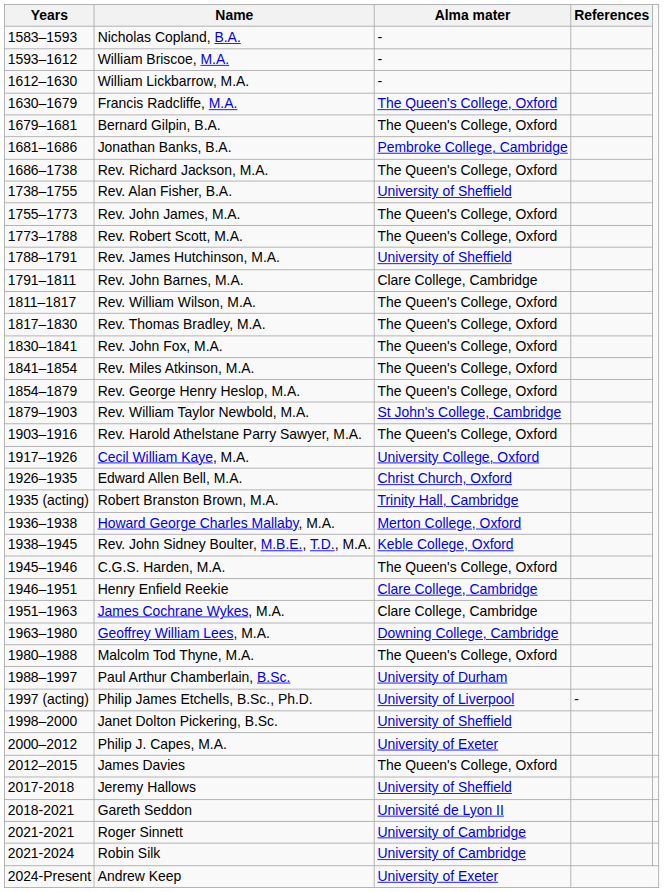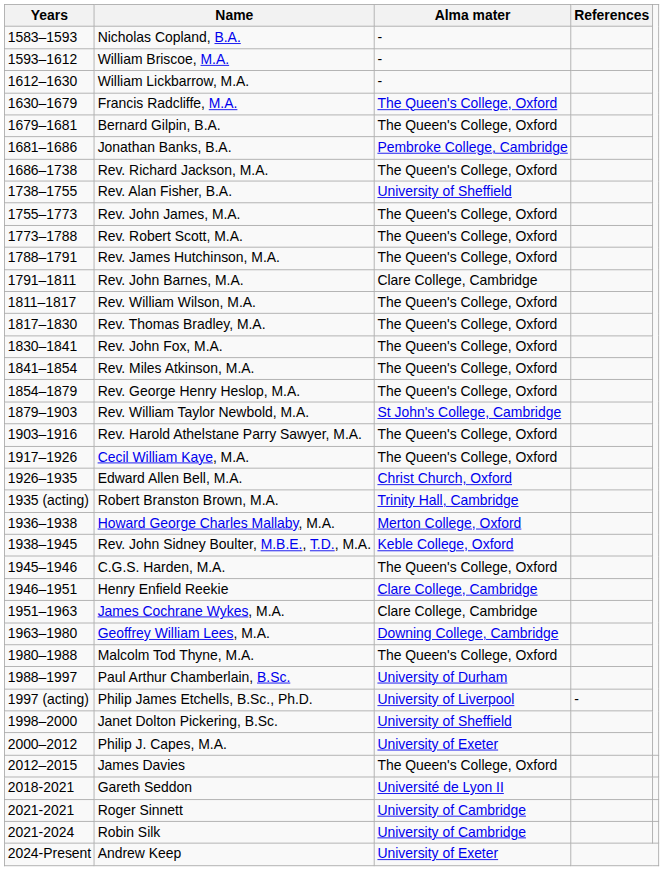(445, 258) University of Sheffield -> (467, 258) The Queen's College, Oxford
(458, 457) University College, Oxford -> (467, 457) The Queen's College, Oxford
- row: (147, 788)
